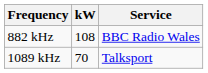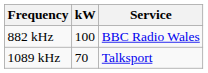(85, 36) 108 -> (85, 36) 100
